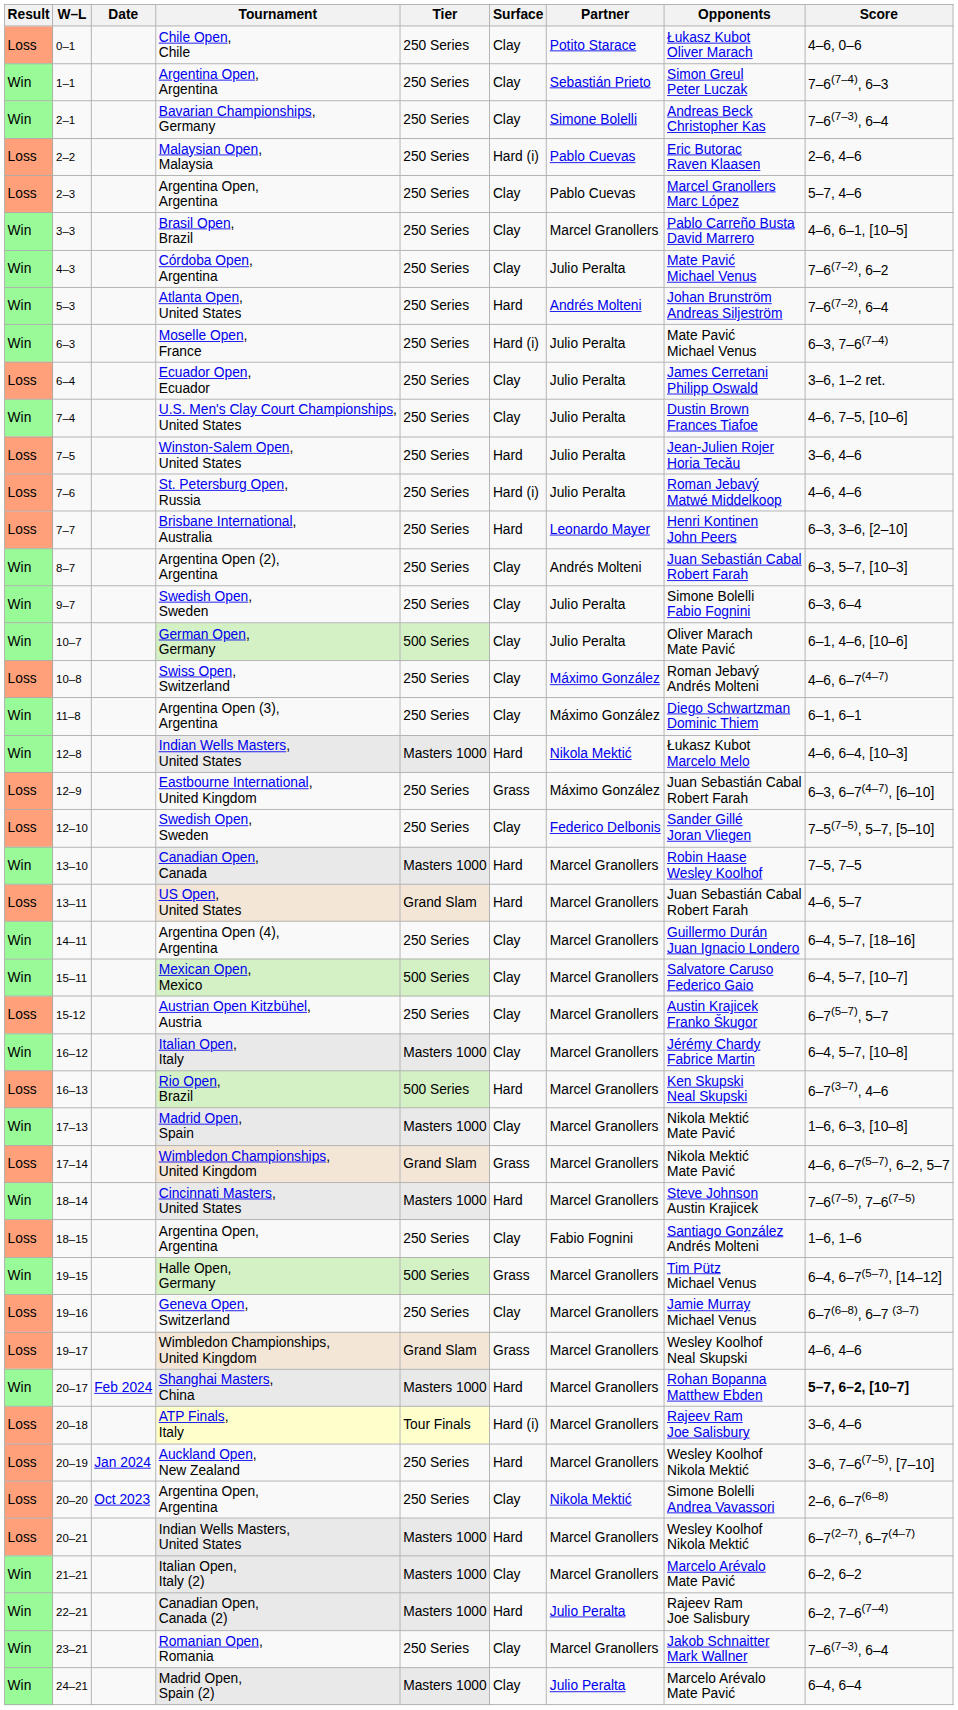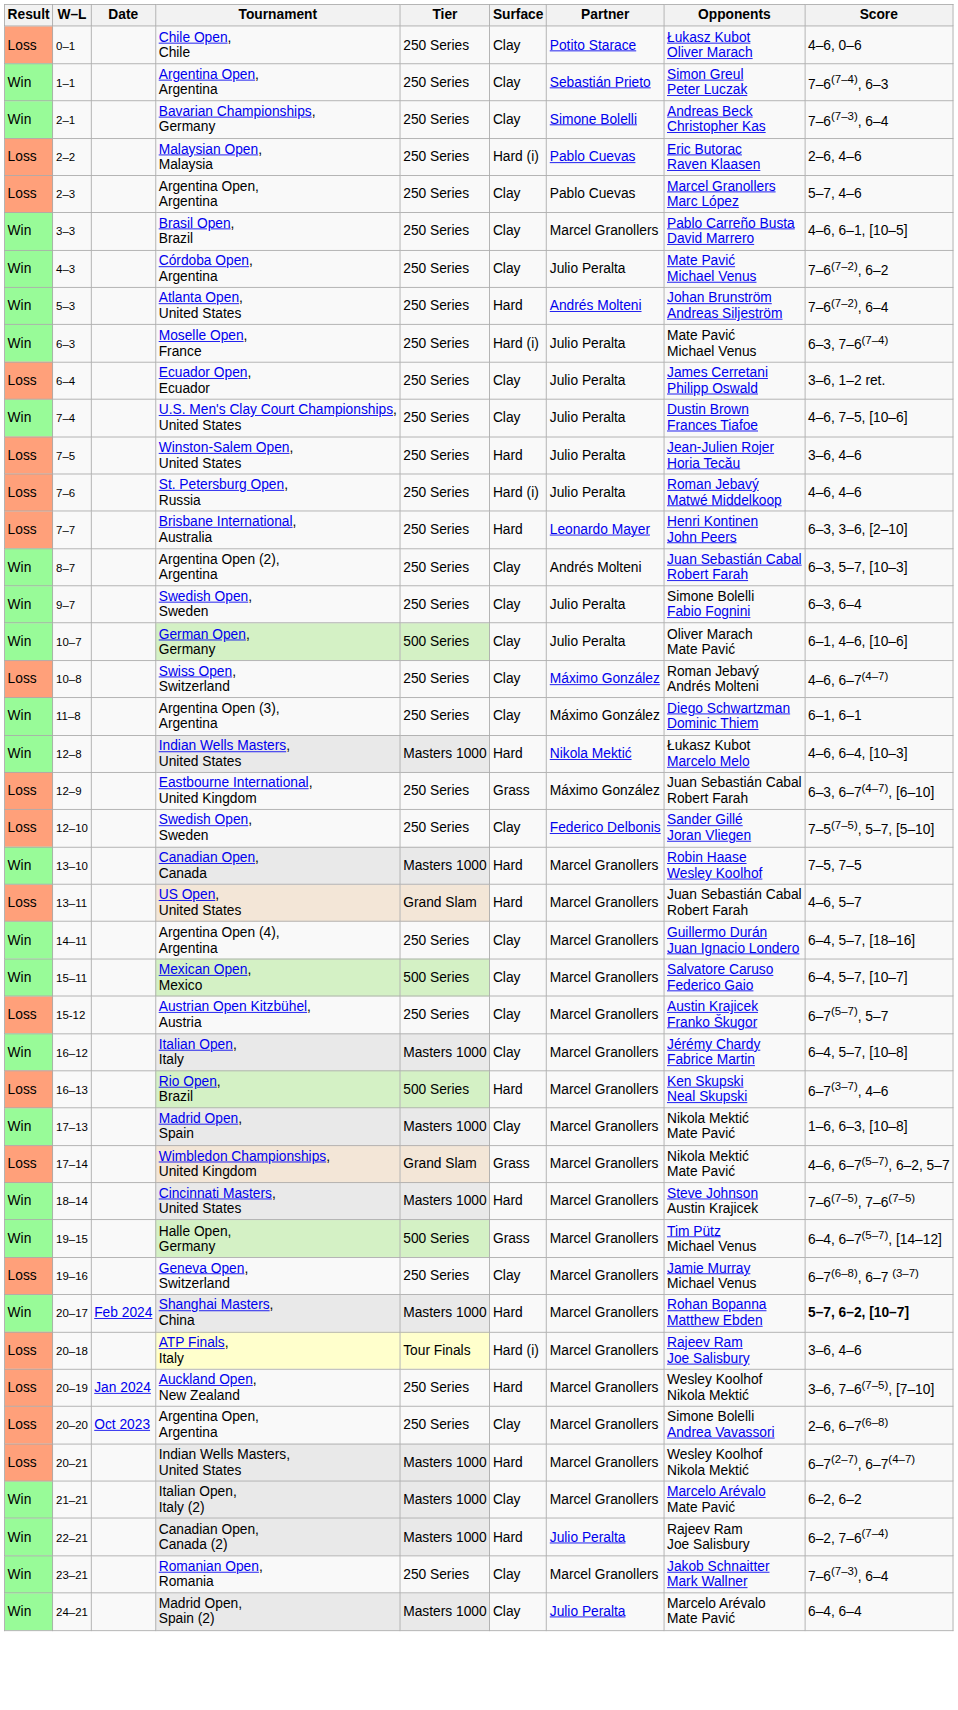- row: (72, 1239)
- row: (72, 1351)
(591, 1499) Nikola Mektić -> (604, 1425) Marcel Granollers
